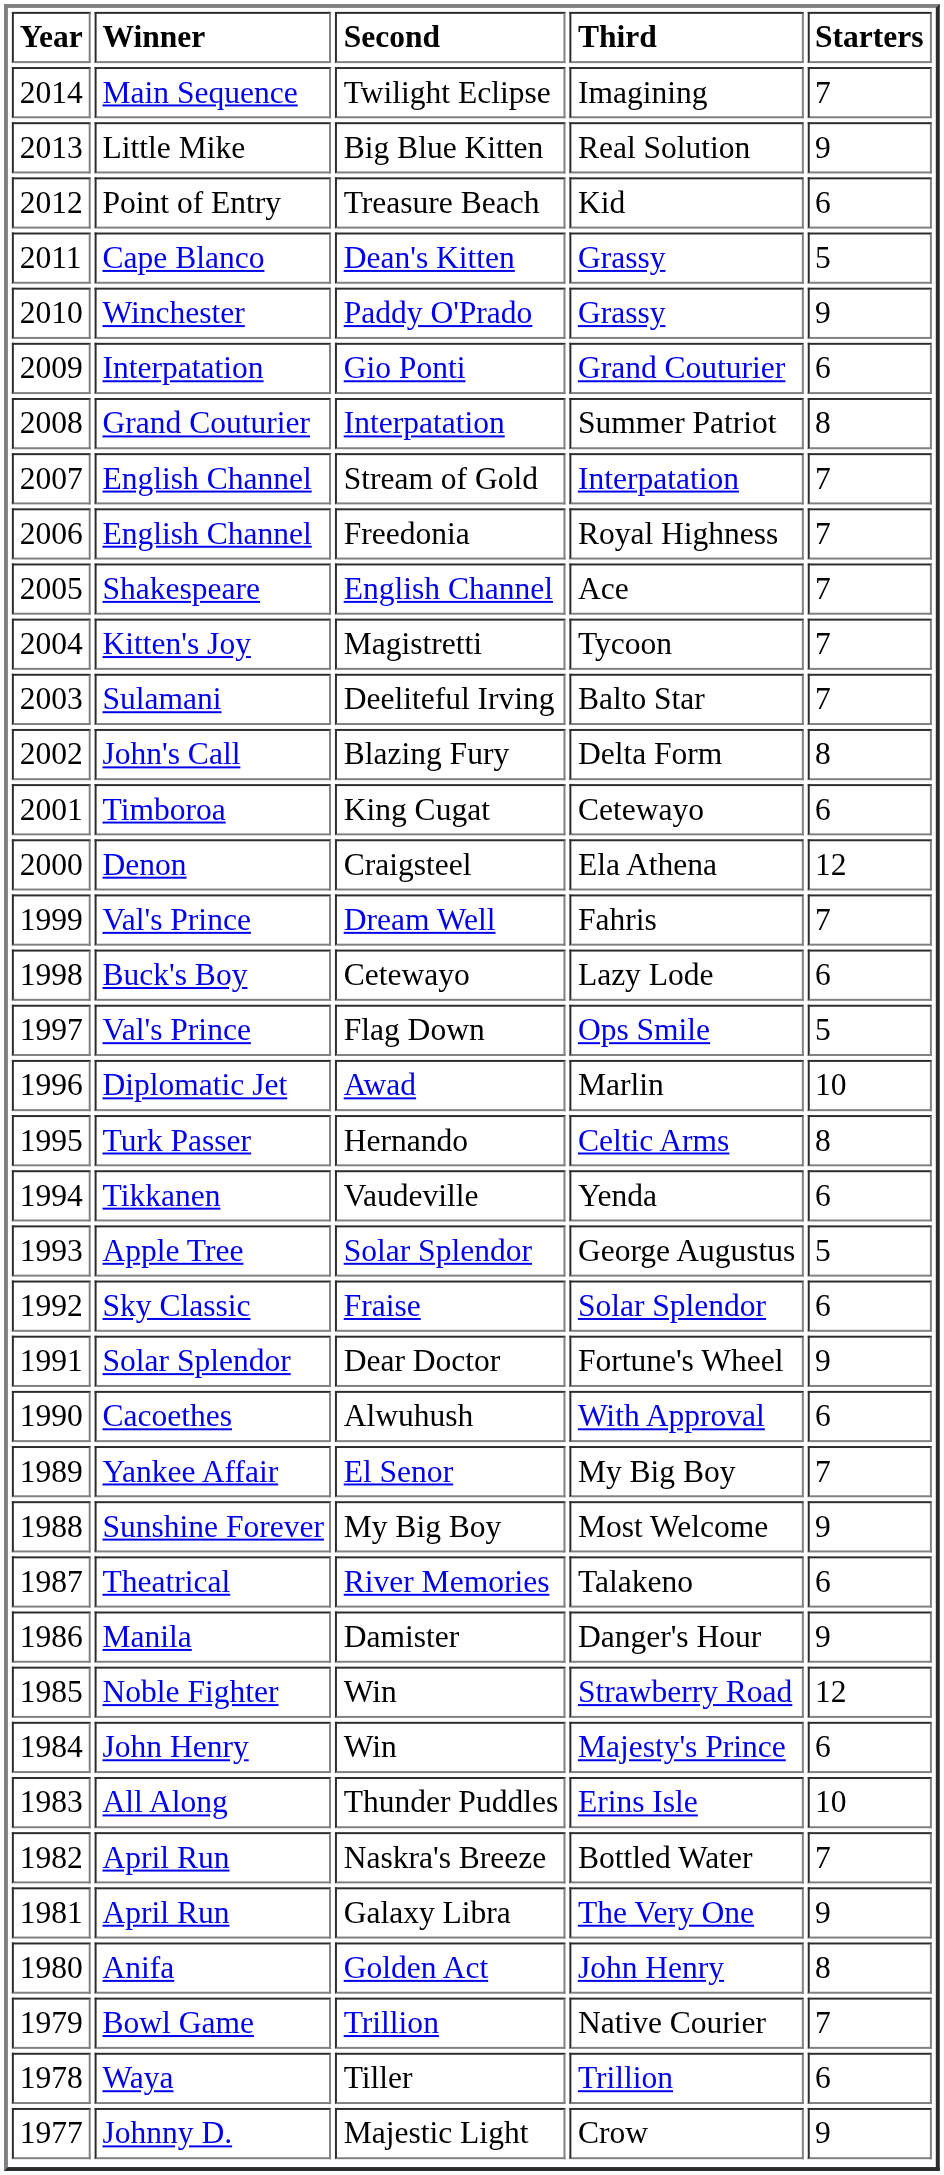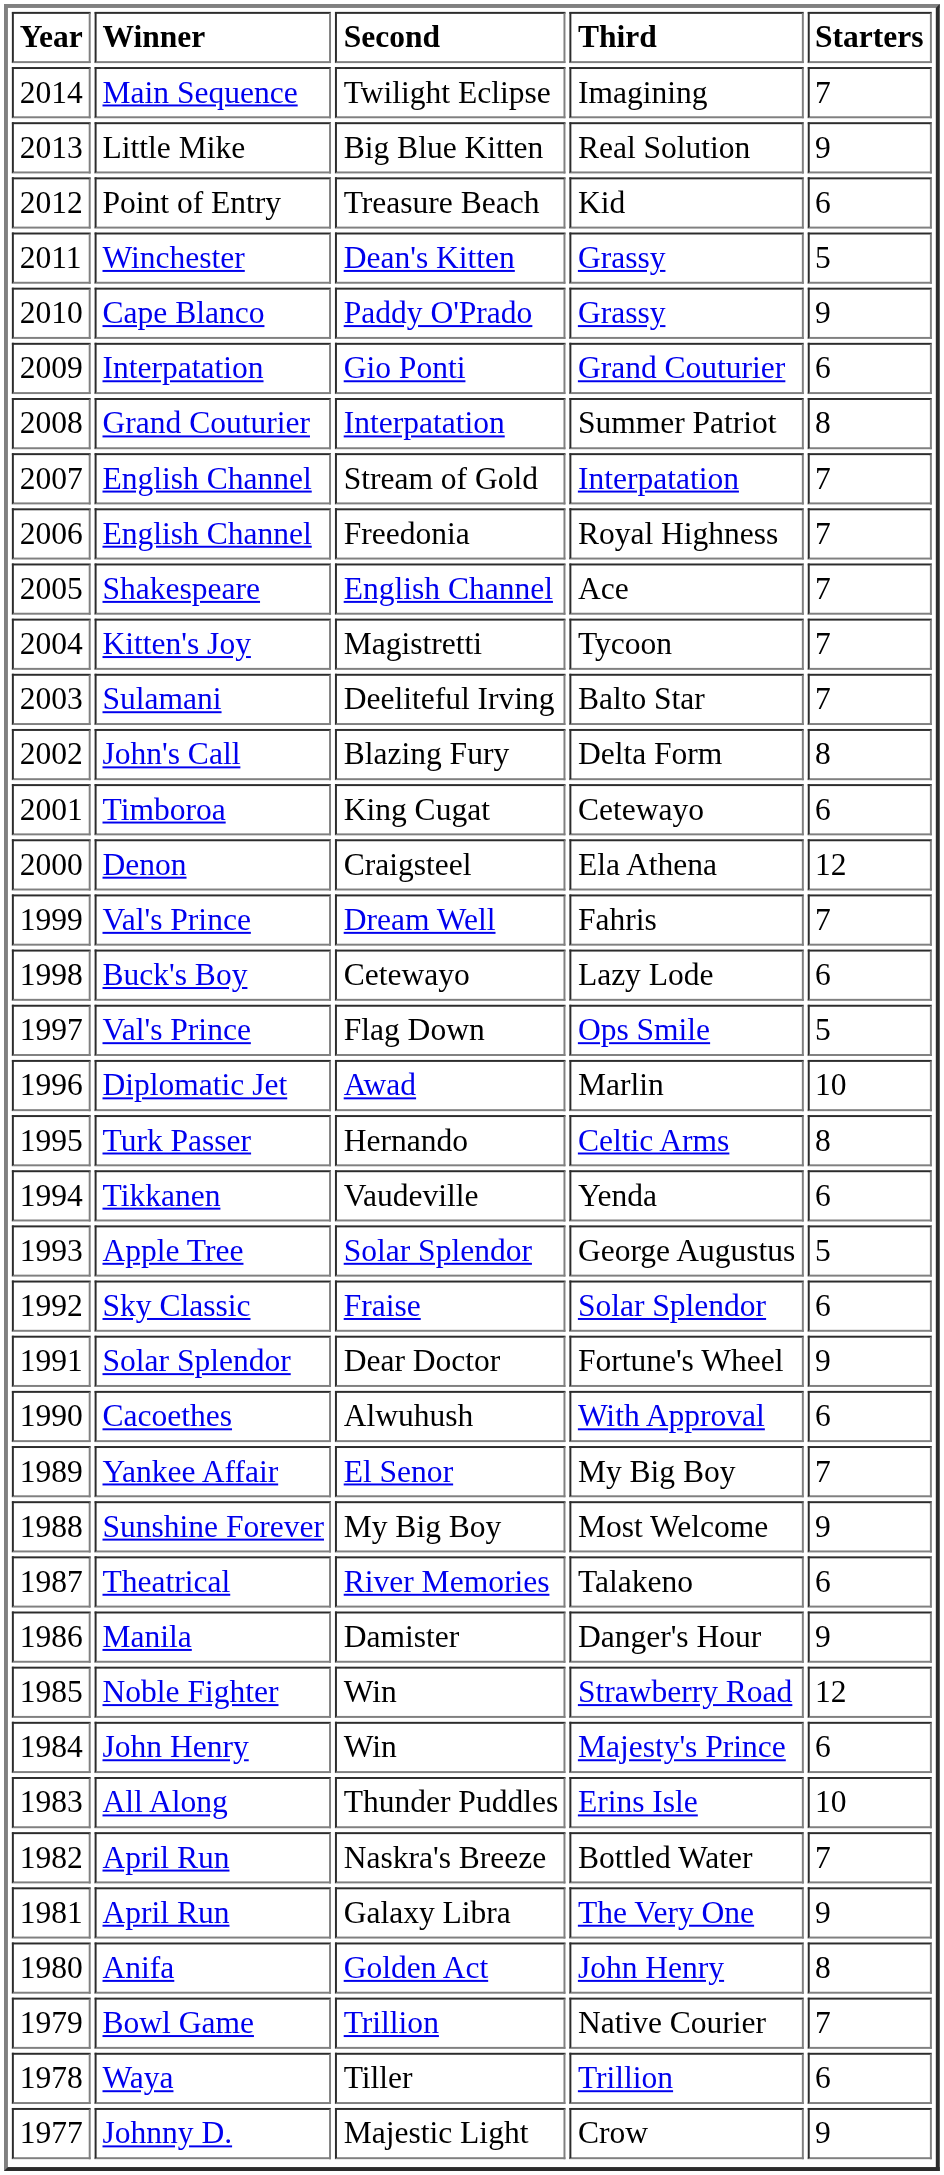(183, 257) Cape Blanco -> (174, 257) Winchester
(174, 312) Winchester -> (183, 312) Cape Blanco
